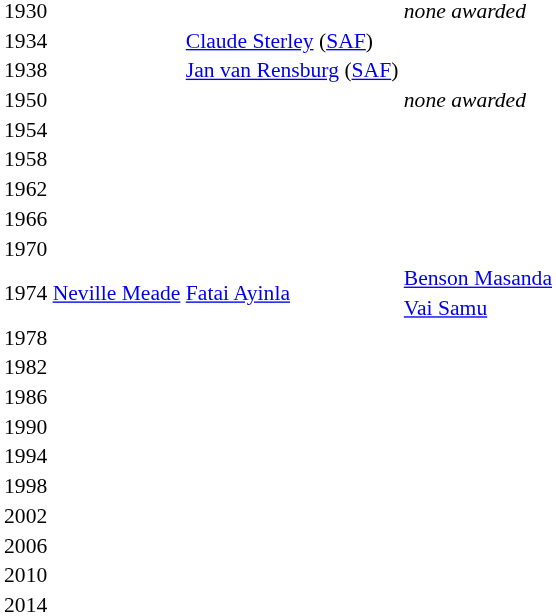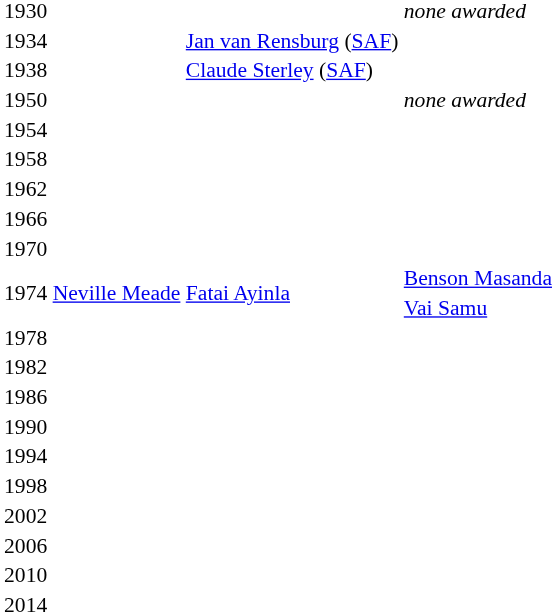(279, 40) Claude Sterley (SAF) -> (292, 40) Jan van Rensburg (SAF)
(292, 70) Jan van Rensburg (SAF) -> (279, 70) Claude Sterley (SAF)
